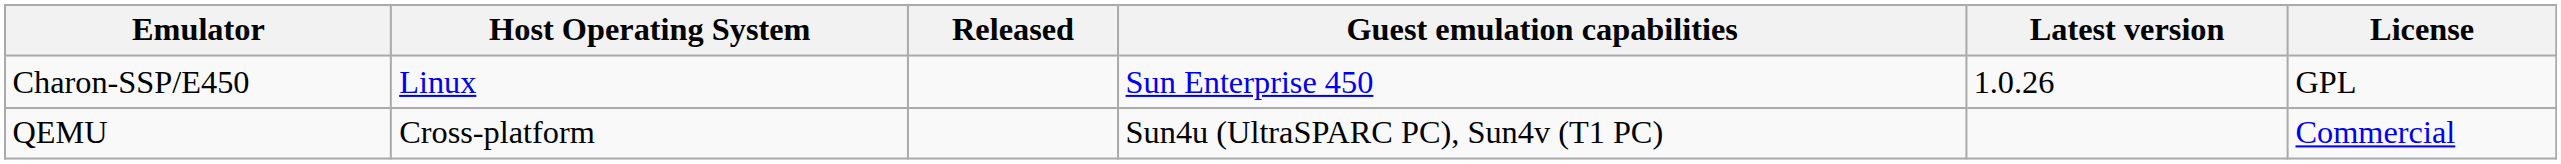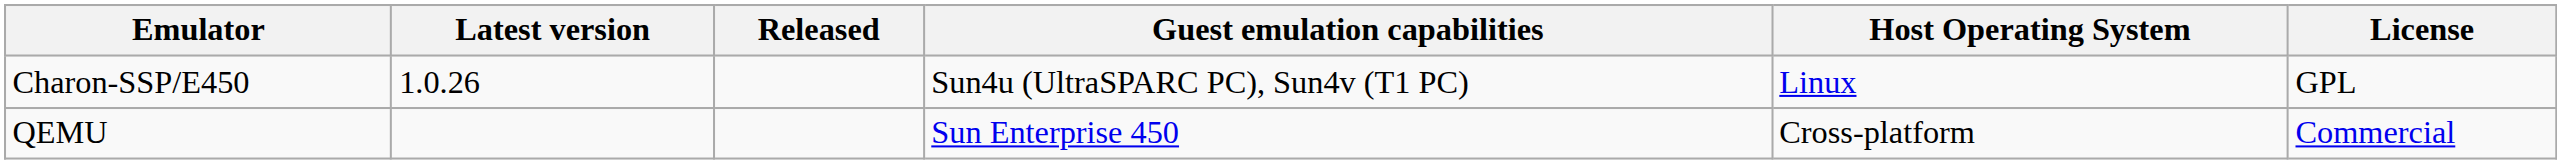columns swapped: (2127, 30) <-> (650, 30)
(1249, 81) Sun Enterprise 450 -> (1200, 81) Sun4u (UltraSPARC PC), Sun4v (T1 PC)
(1394, 132) Sun4u (UltraSPARC PC), Sun4v (T1 PC) -> (1055, 132) Sun Enterprise 450
